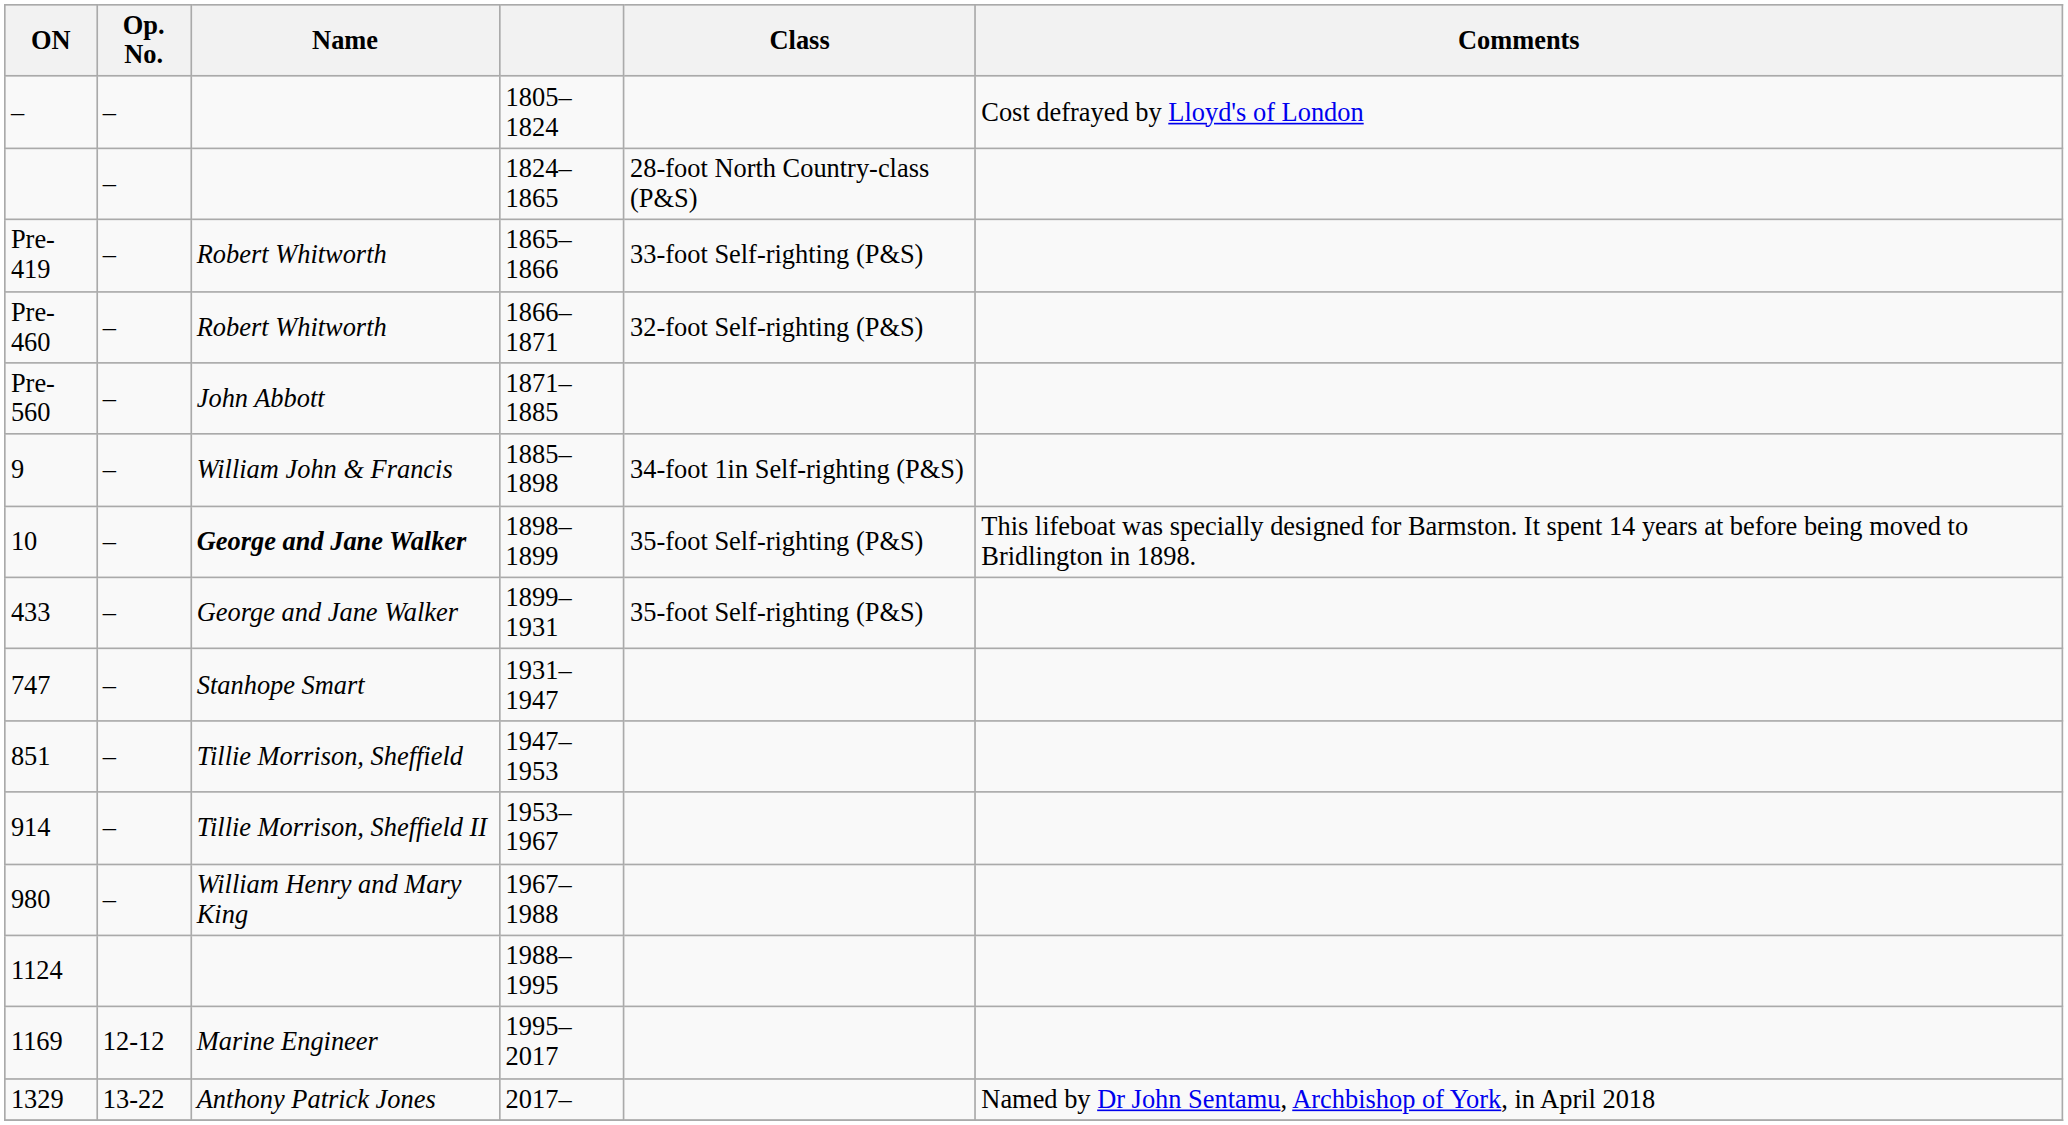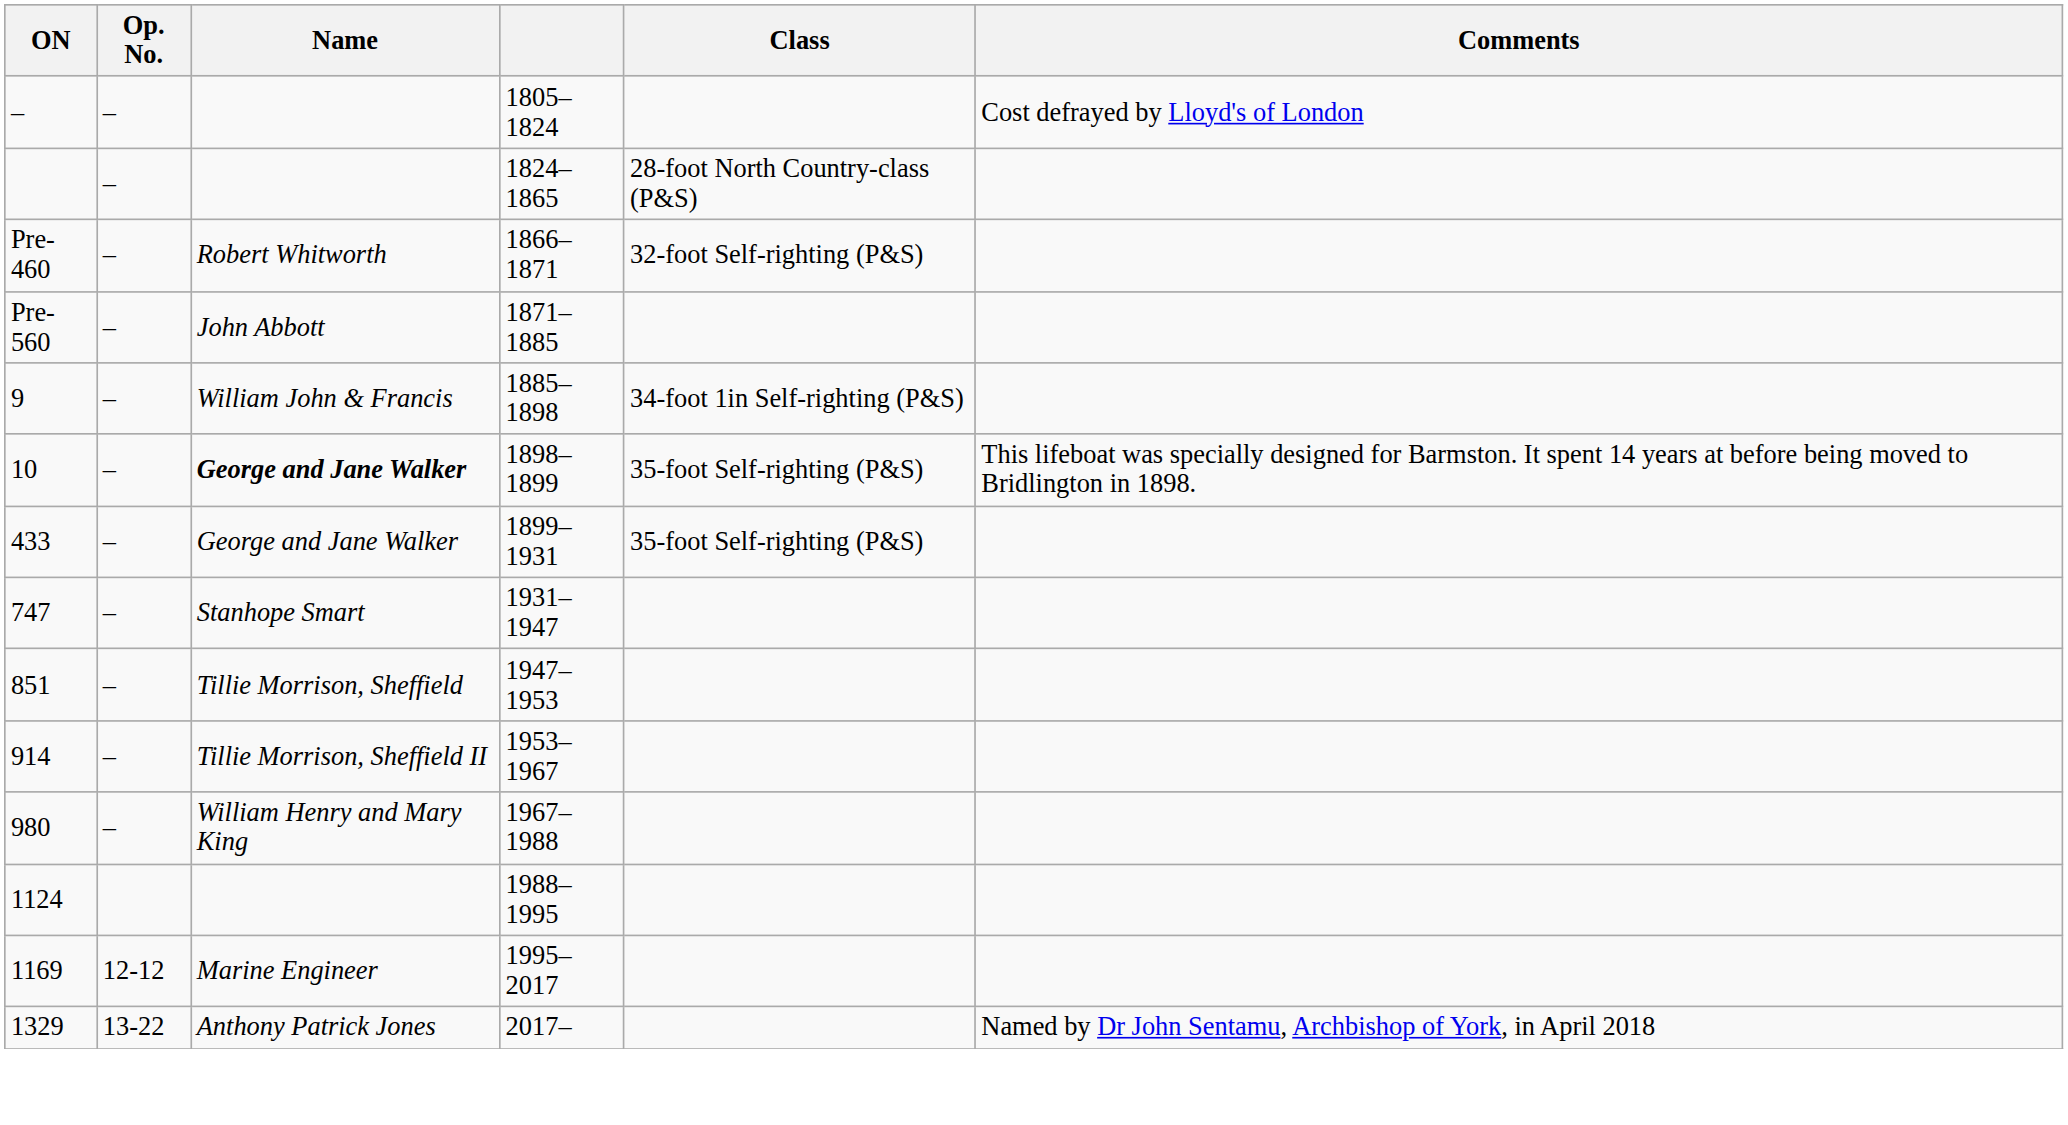- row: (33, 254)
